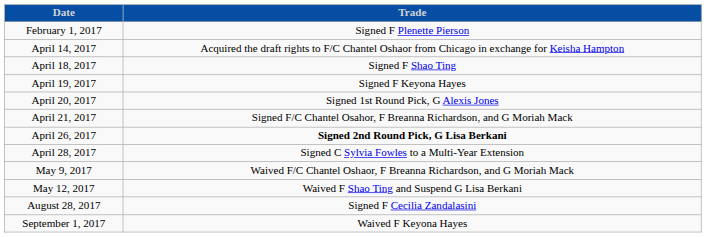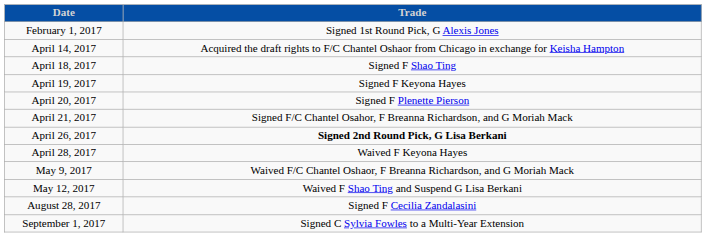(412, 30) Signed F Plenette Pierson -> (412, 30) Signed 1st Round Pick, G Alexis Jones
(412, 100) Signed 1st Round Pick, G Alexis Jones -> (412, 100) Signed F Plenette Pierson
(412, 153) Signed C Sylvia Fowles to a Multi-Year Extension -> (412, 153) Waived F Keyona Hayes
(412, 223) Waived F Keyona Hayes -> (412, 223) Signed C Sylvia Fowles to a Multi-Year Extension
